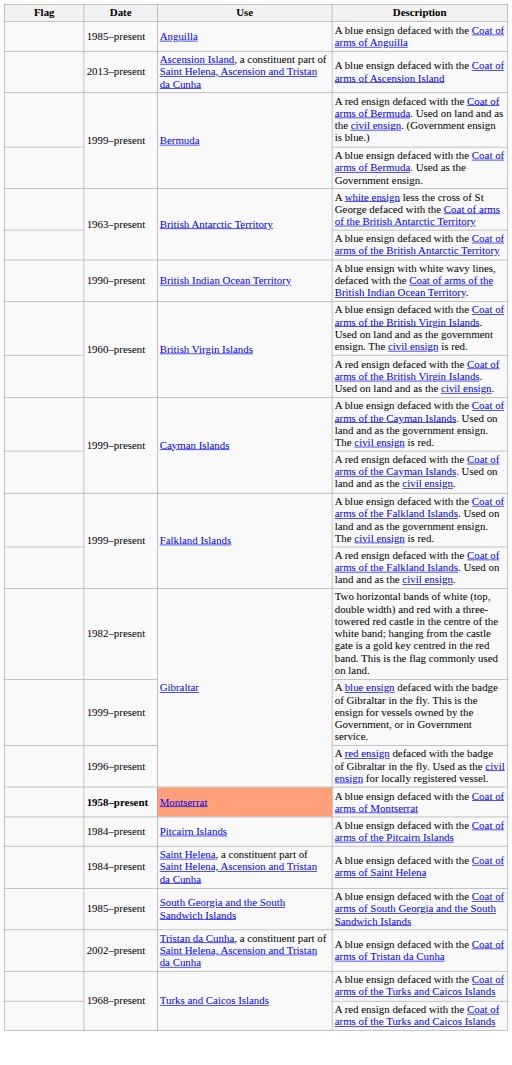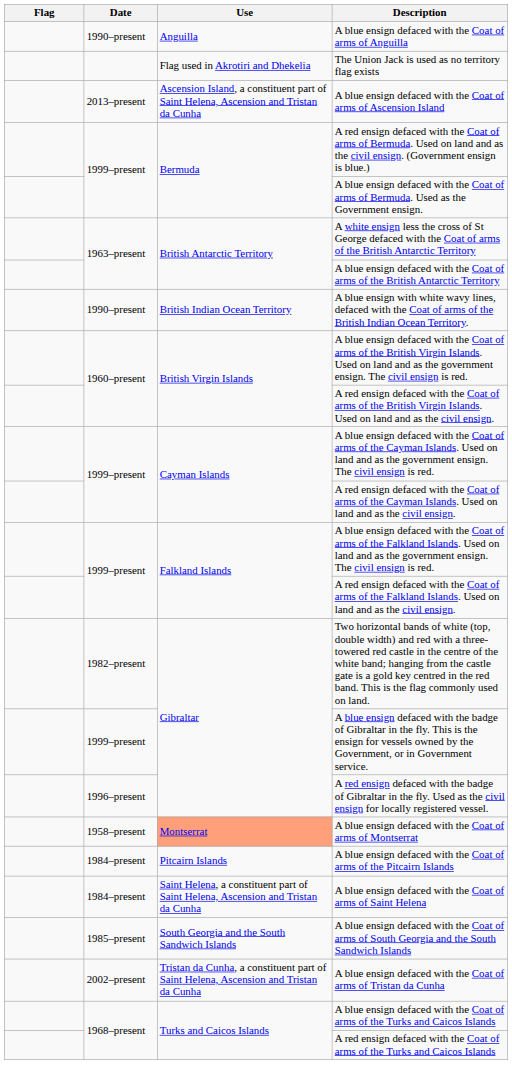(116, 36) 1985–present -> (116, 36) 1990–present
+ row: (417, 65)
(117, 802) bold -> (116, 831) normal
